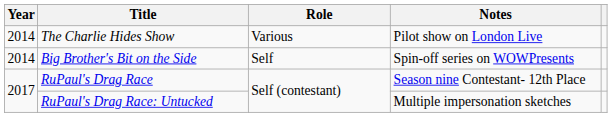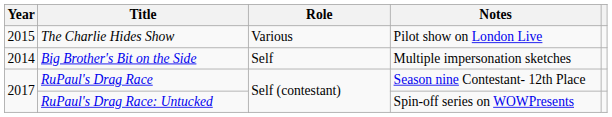(21, 36) 2014 -> (21, 36) 2015
(484, 58) Spin-off series on WOWPresents -> (482, 58) Multiple impersonation sketches
(482, 101) Multiple impersonation sketches -> (484, 101) Spin-off series on WOWPresents
